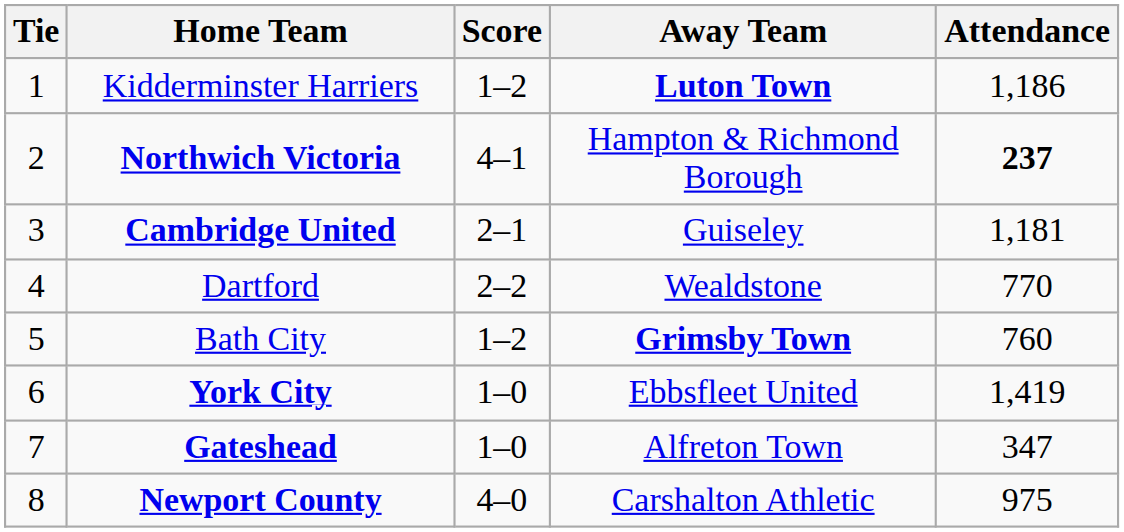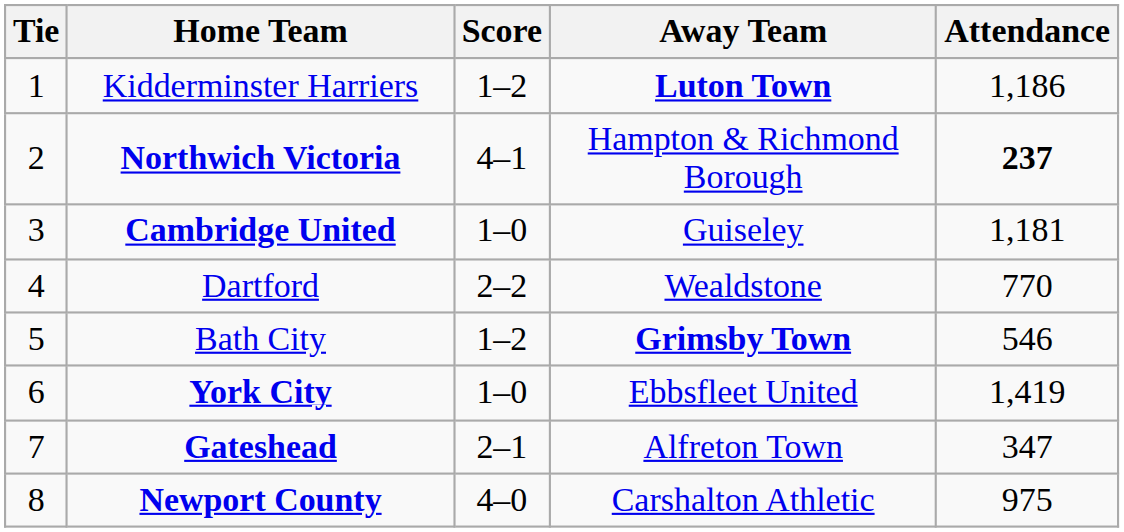(502, 230) 2–1 -> (502, 230) 1–0
(1027, 338) 760 -> (1027, 338) 546
(502, 446) 1–0 -> (502, 446) 2–1
